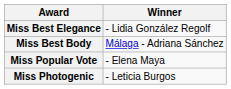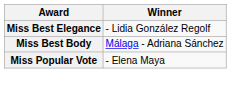- row: (54, 76)
